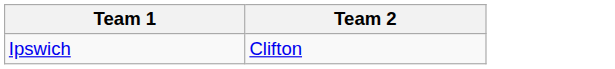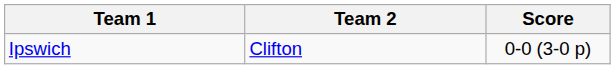+ column: (548, 19)
